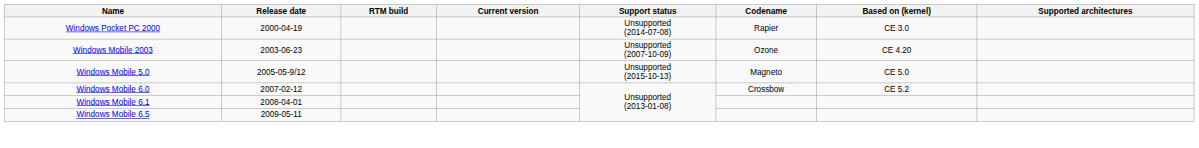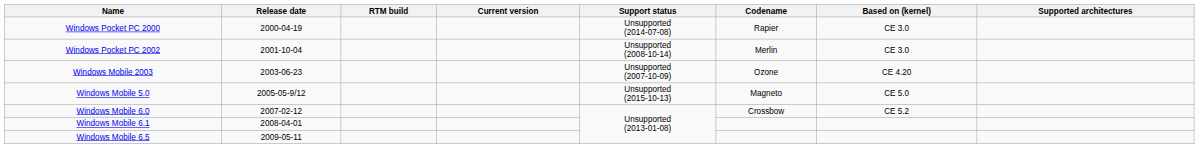+ row: (113, 50)
